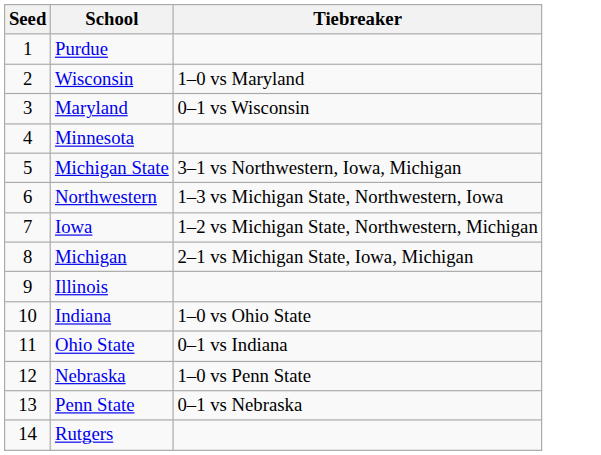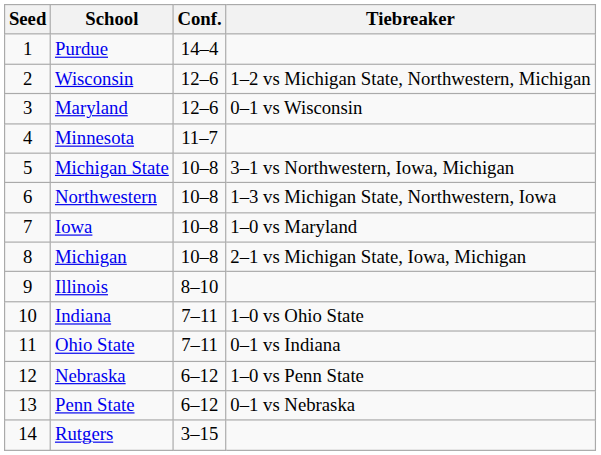+ column: (200, 19)
(241, 78) 1–0 vs Maryland -> (410, 78) 1–2 vs Michigan State, Northwestern, Michigan
(358, 227) 1–2 vs Michigan State, Northwestern, Michigan -> (294, 227) 1–0 vs Maryland
